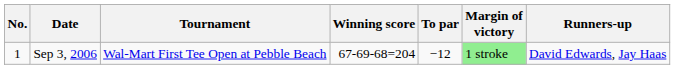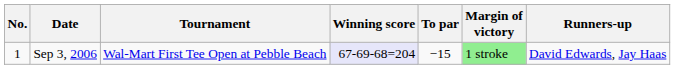(377, 53) no background -> (377, 53) lavender background
(440, 53) −12 -> (440, 53) −15
